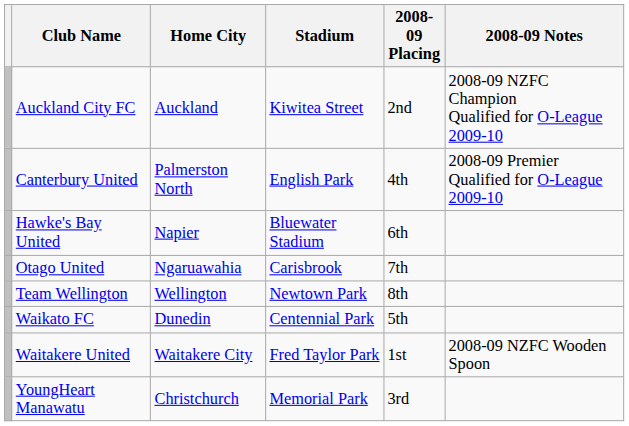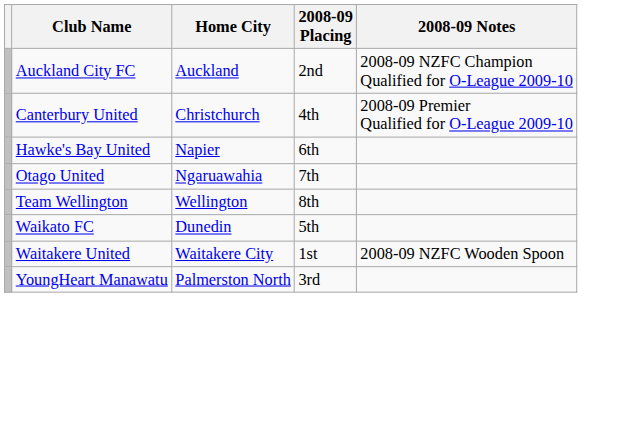- column: (325, 35)
(191, 179) Palmerston North -> (217, 115) Christchurch
(197, 398) Christchurch -> (233, 279) Palmerston North
